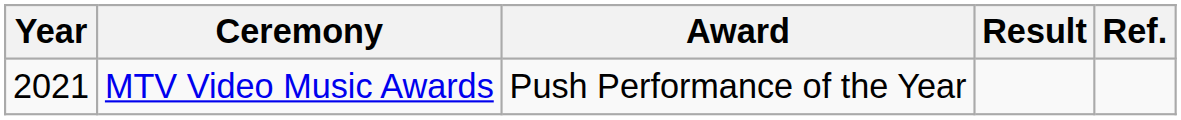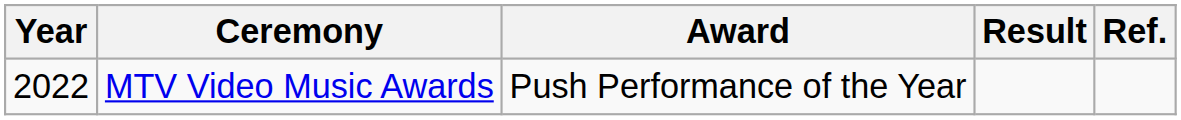(51, 85) 2021 -> (51, 85) 2022
